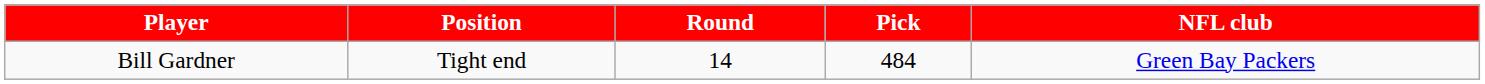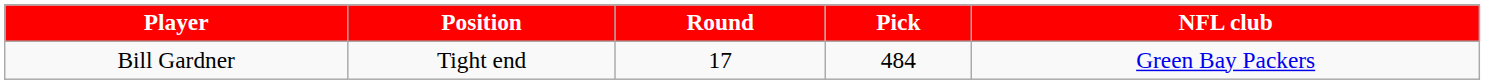(720, 60) 14 -> (720, 60) 17
